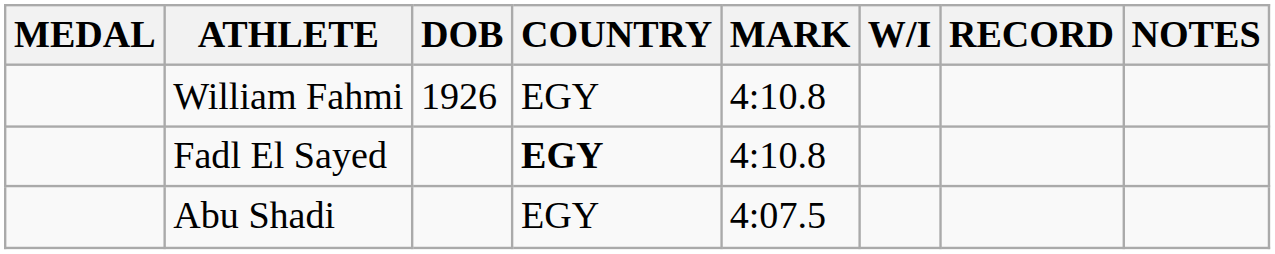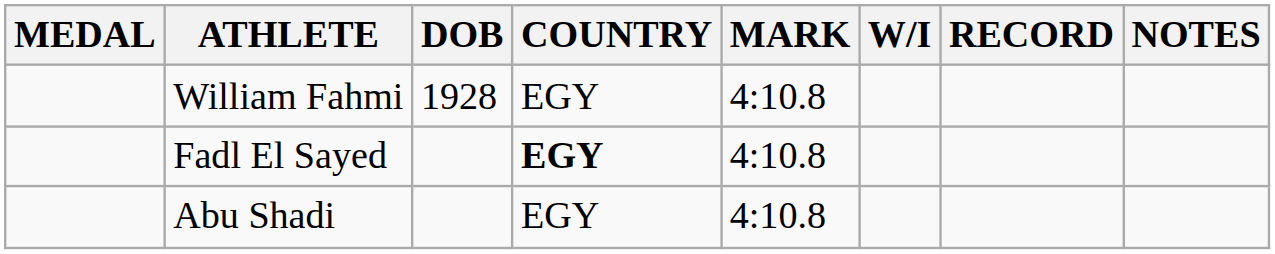(459, 95) 1926 -> (459, 95) 1928
(778, 215) 4:07.5 -> (778, 215) 4:10.8
